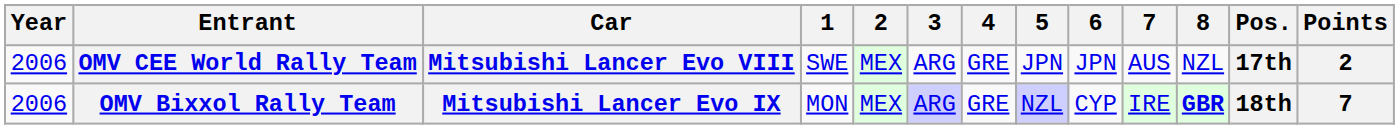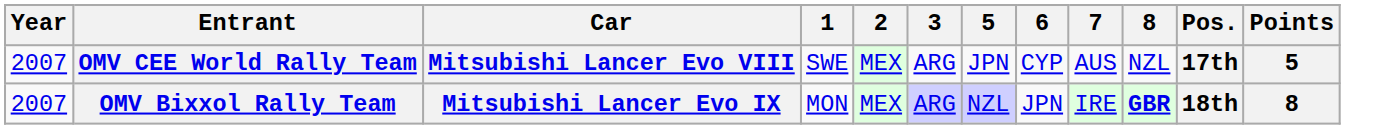- column: (988, 24)
(39, 64) 2006 -> (39, 64) 2007
(1096, 64) JPN -> (1042, 64) CYP
(1346, 64) 2 -> (1292, 64) 5
(39, 103) 2006 -> (39, 103) 2007
(1096, 103) CYP -> (1042, 103) JPN
(1346, 103) 7 -> (1292, 103) 8
